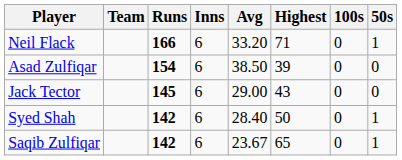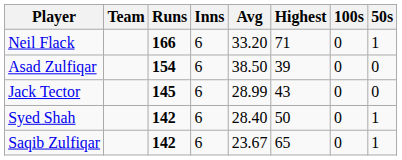(250, 92) 29.00 -> (250, 92) 28.99
